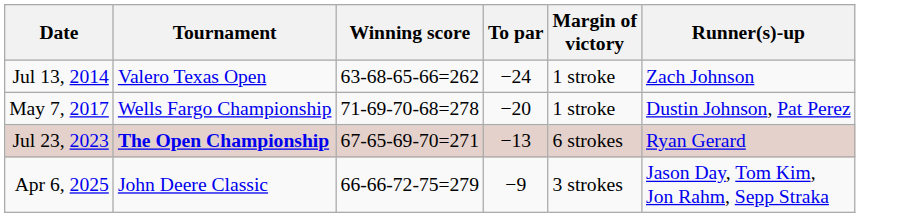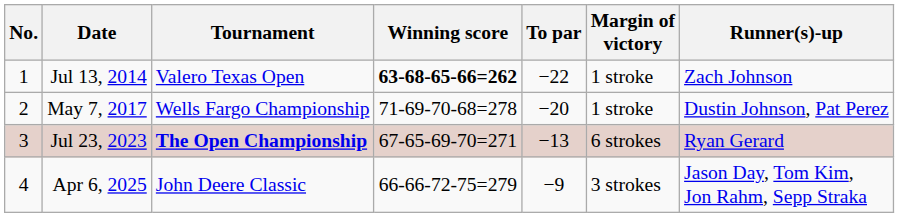+ column: (24, 32)
(410, 76) normal -> (448, 76) bold
(516, 76) −24 -> (554, 76) −22
